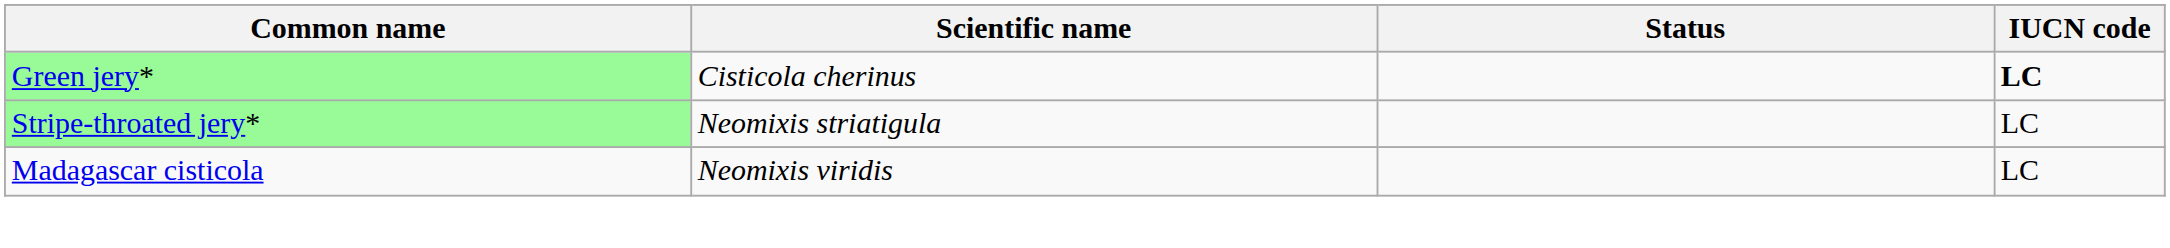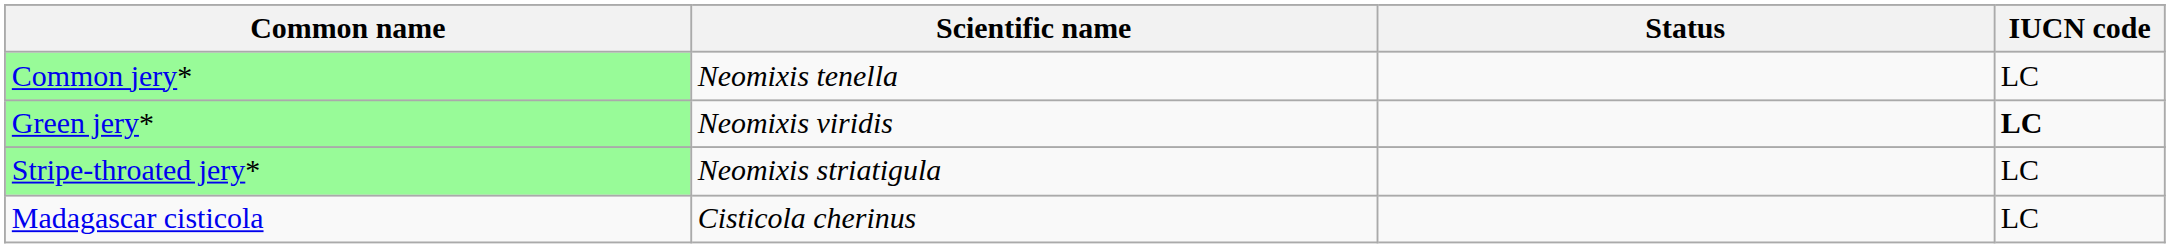+ row: (102, 75)
(807, 75) Cisticola cherinus -> (795, 123) Neomixis viridis
(795, 170) Neomixis viridis -> (807, 218) Cisticola cherinus
